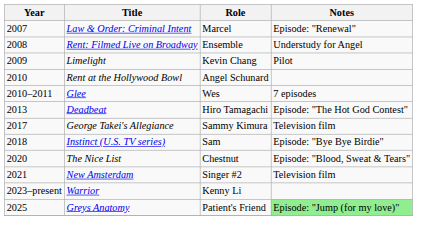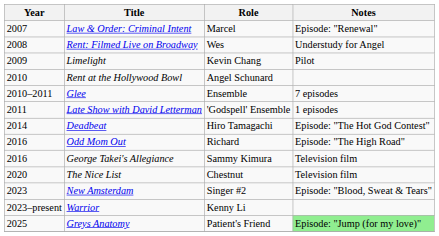(222, 45) Ensemble -> (215, 45) Wes
(211, 93) Wes -> (227, 93) Ensemble
+ row: (134, 110)
(17, 110) 2013 -> (17, 126) 2014
+ row: (96, 142)
(17, 126) 2017 -> (17, 158) 2016
- row: (116, 142)
(342, 158) Episode: "Blood, Sweat & Tears" -> (326, 175) Television film
(17, 175) 2021 -> (17, 191) 2023
(304, 175) Television film -> (363, 191) Episode: "Blood, Sweat & Tears"
